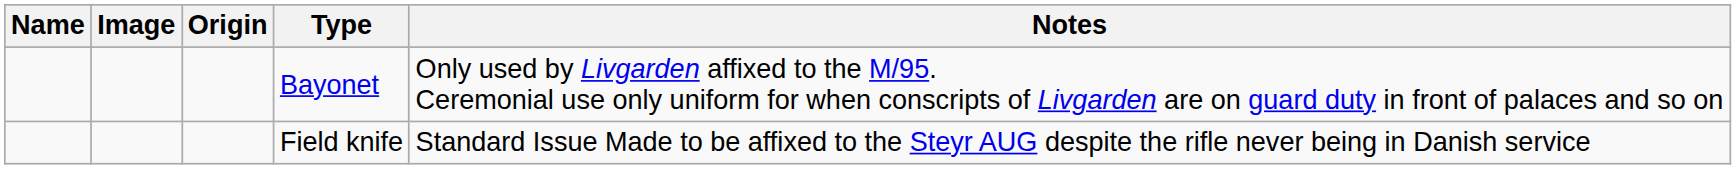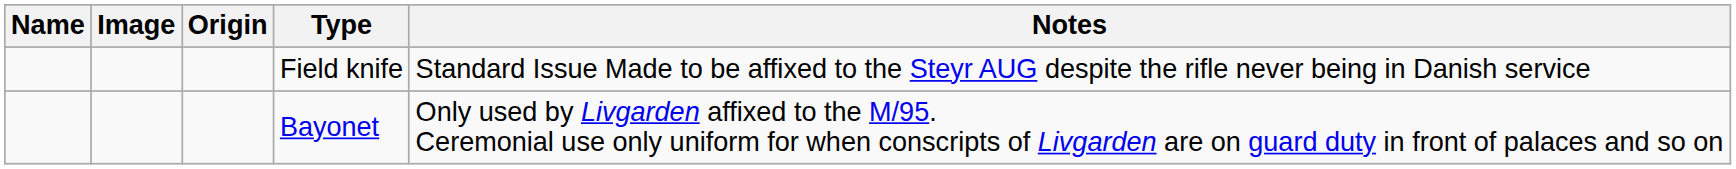rows swapped: (330, 84) <-> (342, 142)
